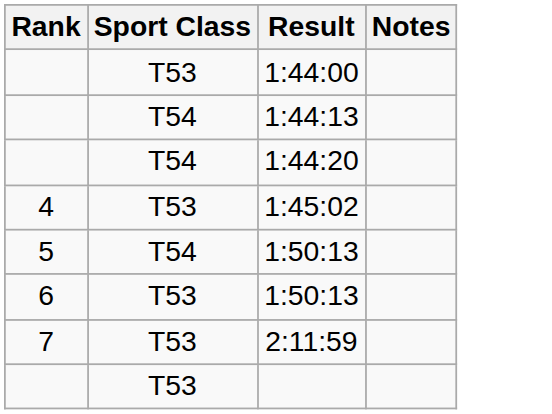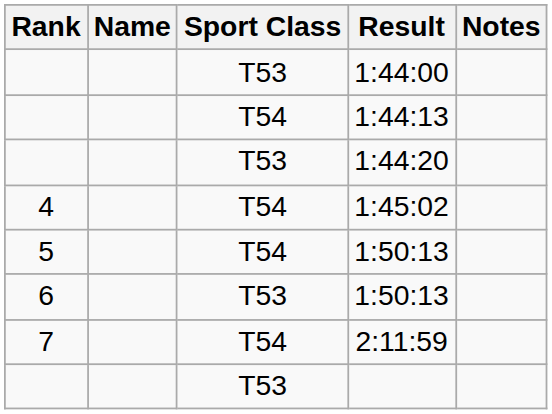+ column: (132, 26)
(172, 161) T54 -> (263, 161) T53
(172, 206) T53 -> (263, 206) T54
(172, 341) T53 -> (263, 341) T54
